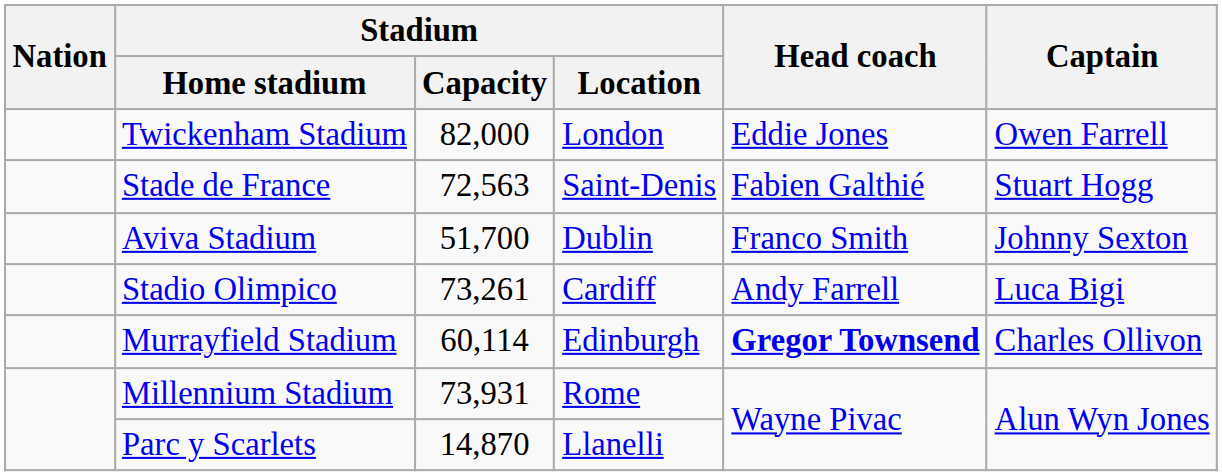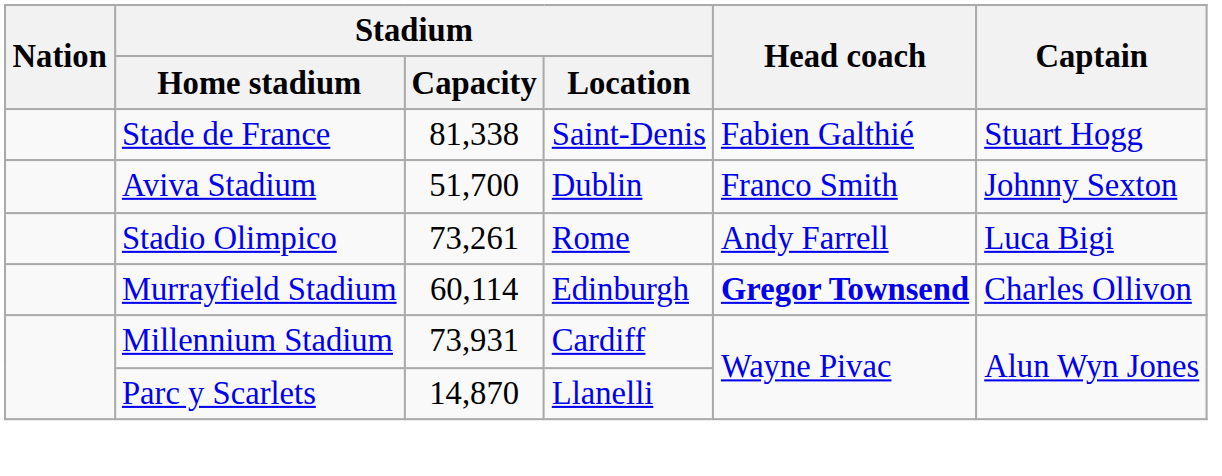- row: (264, 133)
(485, 185) 72,563 -> (474, 133) 81,338
(609, 289) Cardiff -> (591, 237) Rome
(601, 392) Rome -> (599, 340) Cardiff
